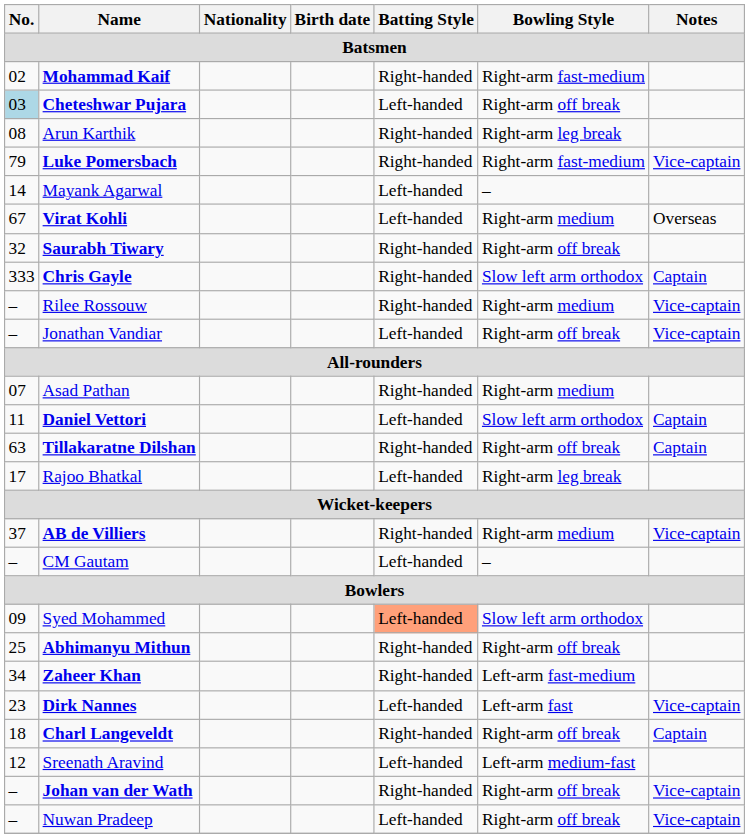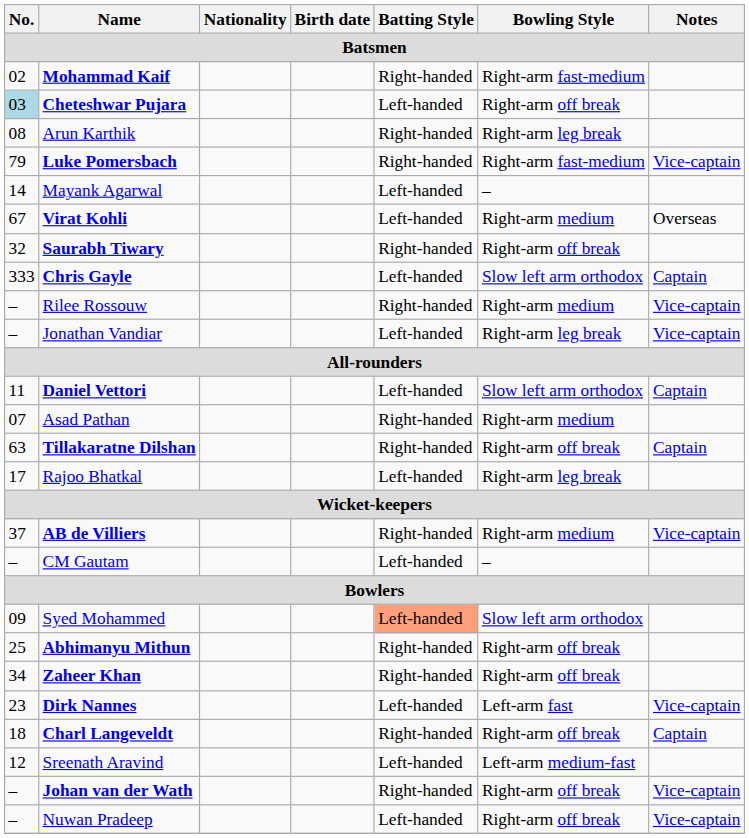(425, 276) Right-handed -> (420, 276) Left-handed
(551, 333) Right-arm off break -> (552, 333) Right-arm leg break
rows swapped: (86, 390) <-> (94, 418)
(559, 676) Left-arm fast-medium -> (551, 676) Right-arm off break
